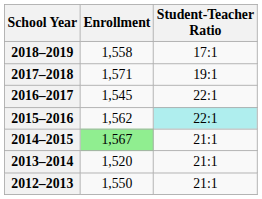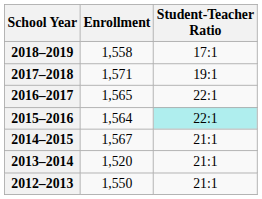(117, 96) 1,545 -> (117, 96) 1,565
(117, 118) 1,562 -> (117, 118) 1,564
(117, 140) lightgreen background -> (117, 140) no background
